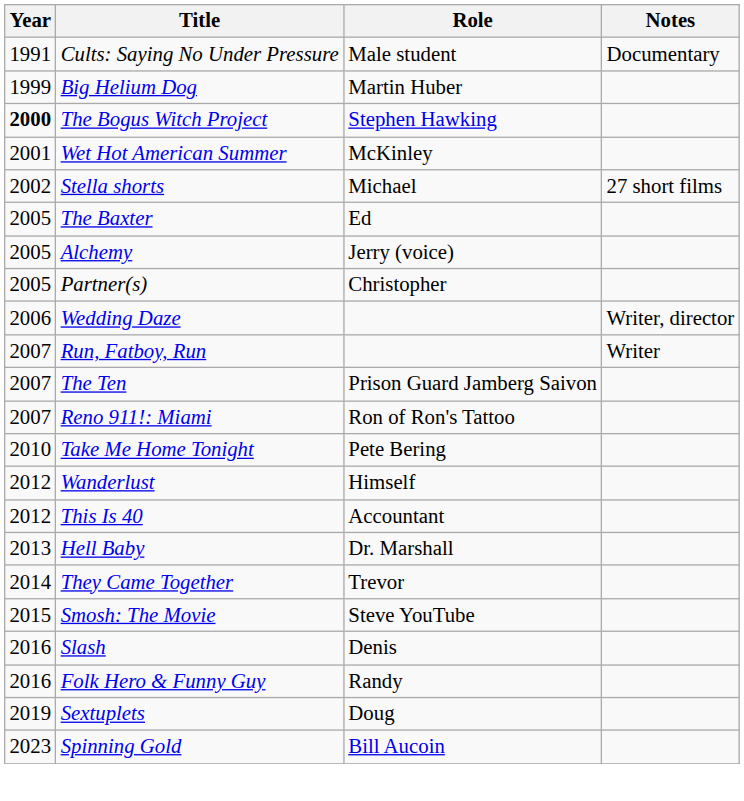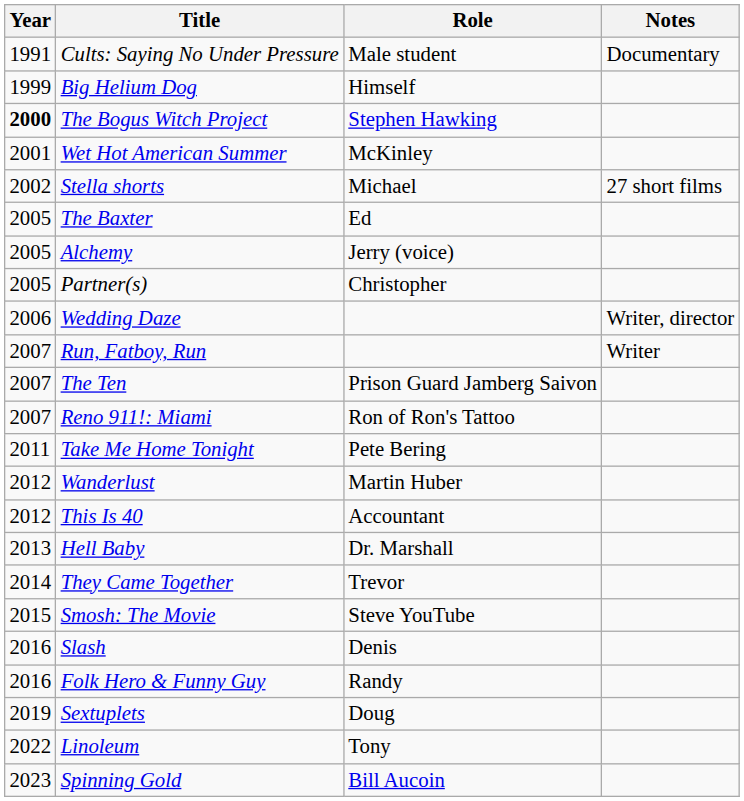(405, 86) Martin Huber -> (382, 86) Himself
(30, 449) 2010 -> (30, 449) 2011
(382, 482) Himself -> (405, 482) Martin Huber
+ row: (100, 746)
